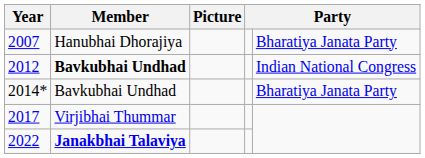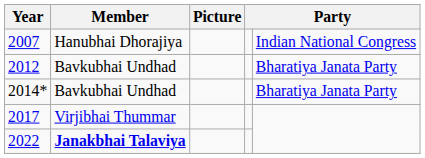(326, 41) Bharatiya Janata Party -> (336, 41) Indian National Congress
(120, 66) bold -> (115, 66) normal
(336, 66) Indian National Congress -> (326, 66) Bharatiya Janata Party
